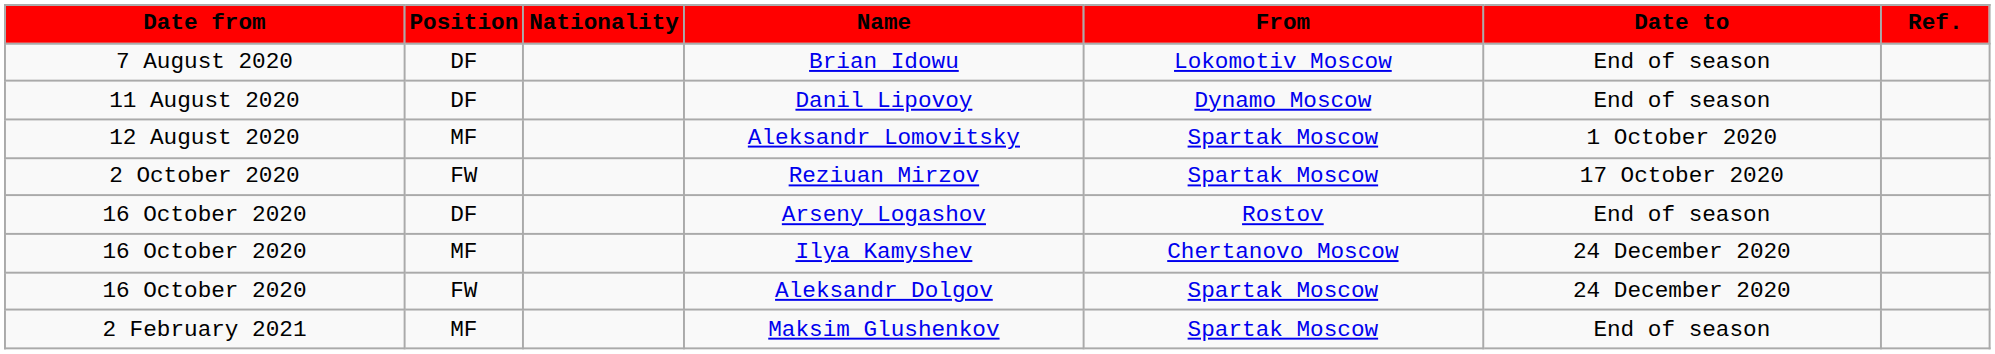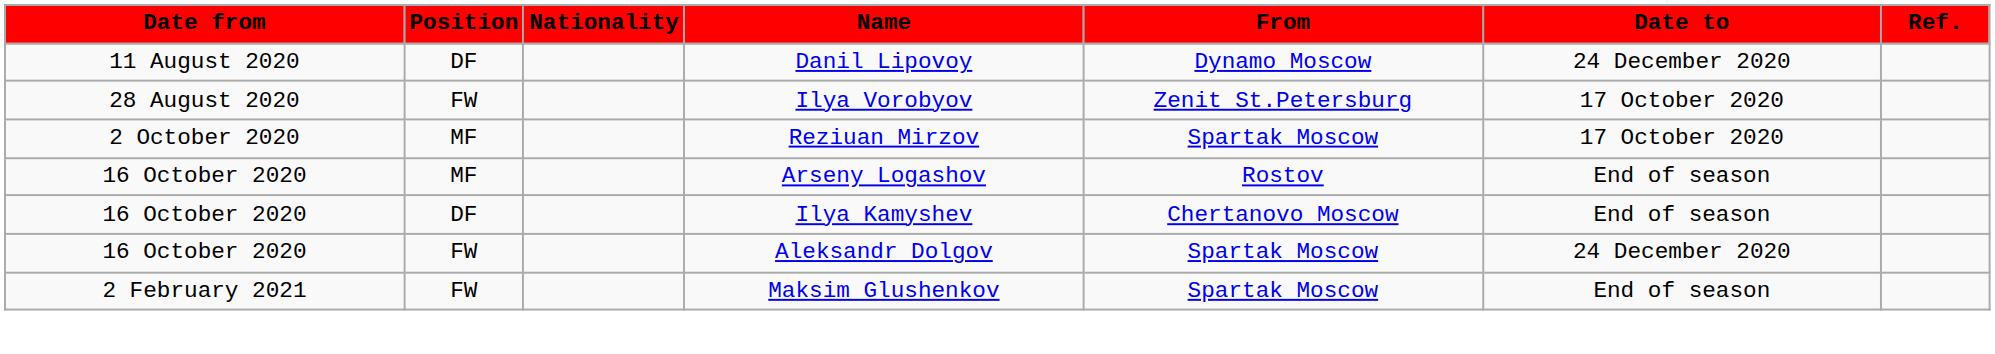- row: (884, 62)
(1682, 100) End of season -> (1682, 62) 24 December 2020
- row: (884, 138)
+ row: (884, 100)
(464, 176) FW -> (464, 138) MF
(464, 214) DF -> (464, 176) MF
(464, 253) MF -> (464, 214) DF
(1682, 253) 24 December 2020 -> (1682, 214) End of season
(464, 329) MF -> (464, 291) FW
